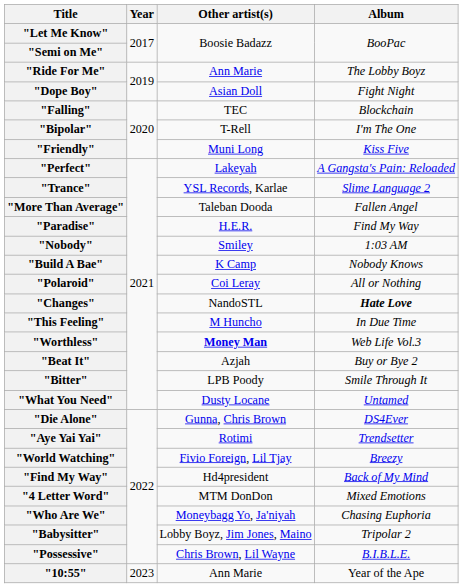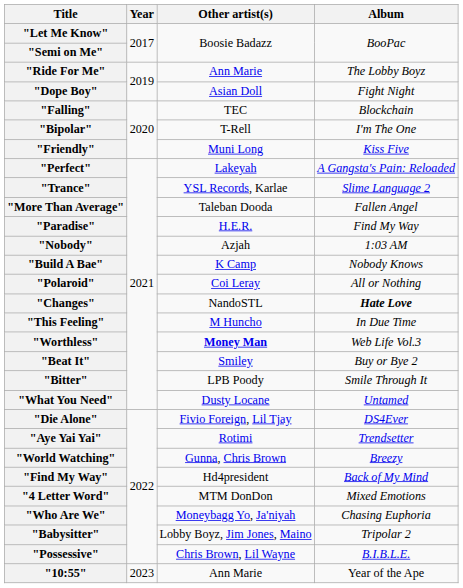(236, 245) Smiley -> (236, 245) Azjah
(236, 361) Azjah -> (236, 361) Smiley
(236, 419) Gunna, Chris Brown -> (236, 419) Fivio Foreign, Lil Tjay
(236, 457) Fivio Foreign, Lil Tjay -> (236, 457) Gunna, Chris Brown
